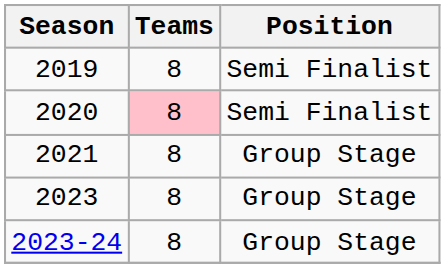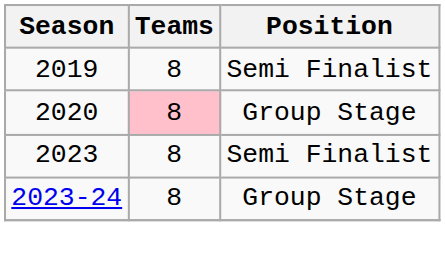(329, 113) Semi Finalist -> (329, 113) Group Stage
- row: (67, 156)
(329, 199) Group Stage -> (329, 156) Semi Finalist
